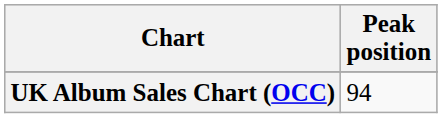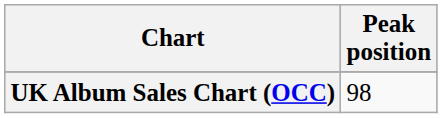(359, 91) 94 -> (359, 91) 98
